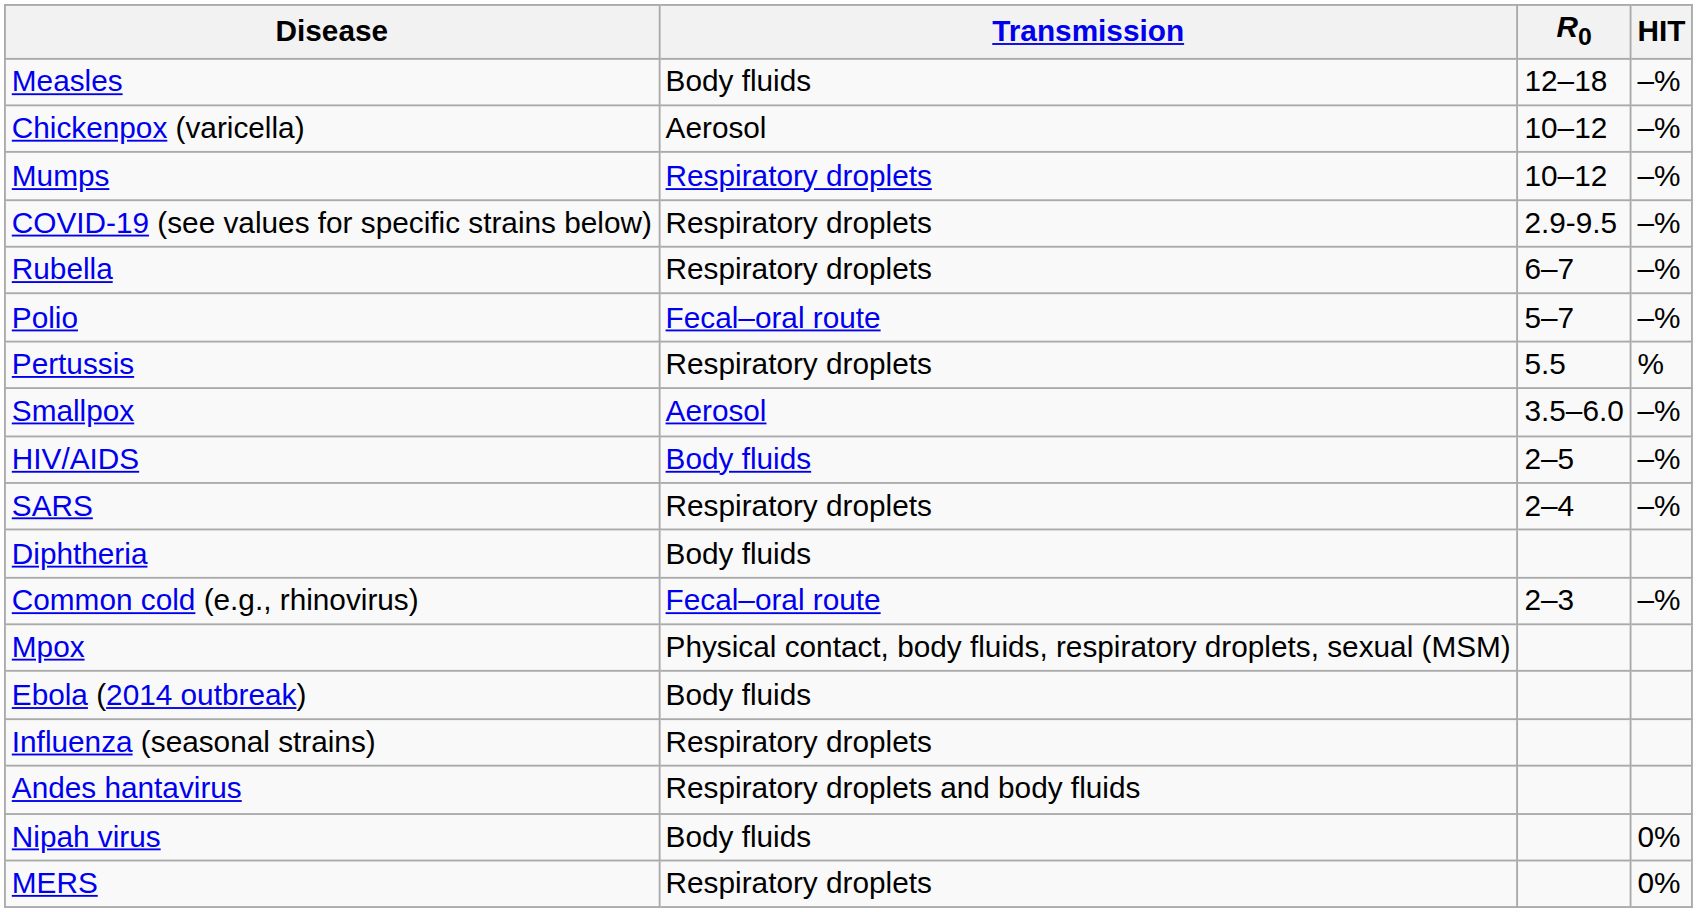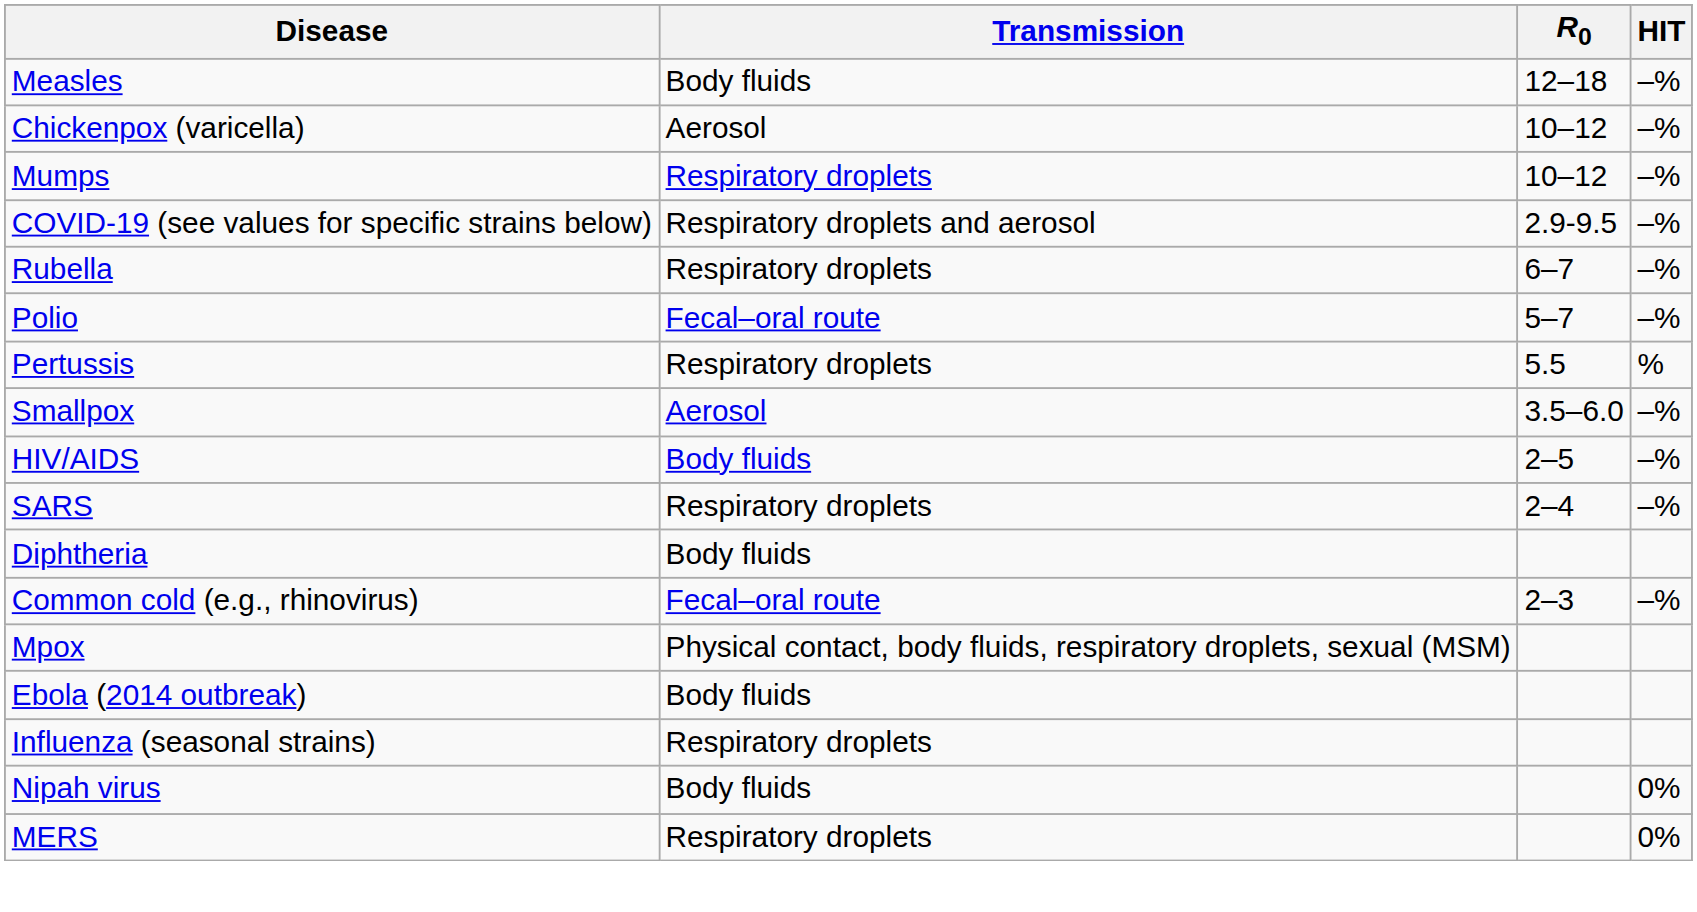(799, 222) Respiratory droplets -> (881, 222) Respiratory droplets and aerosol
- row: (127, 789)
